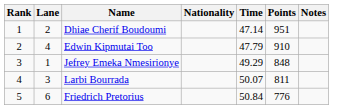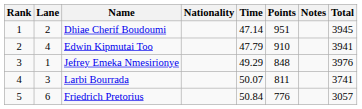+ column: (342, 12)
